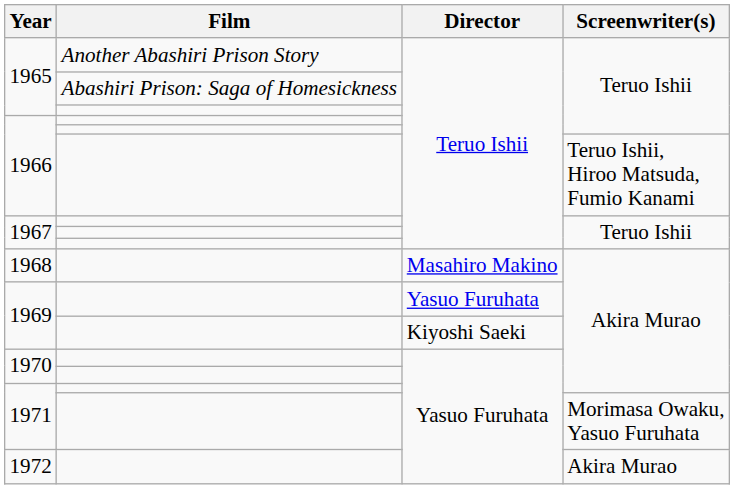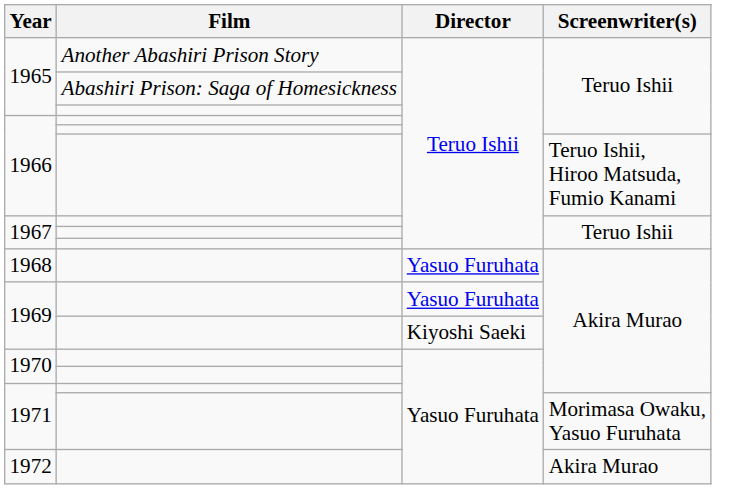(482, 265) Masahiro Makino -> (473, 265) Yasuo Furuhata
